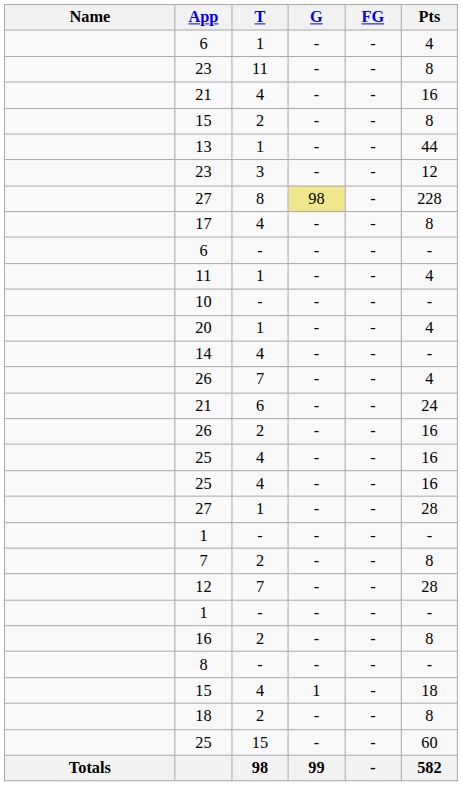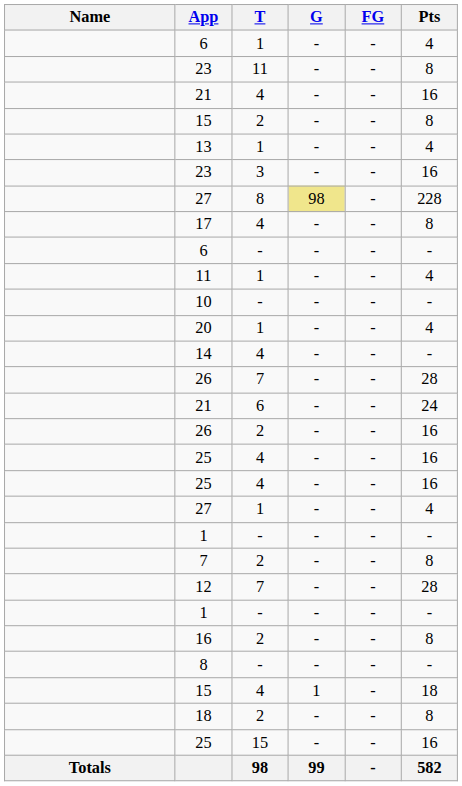(429, 146) 44 -> (429, 146) 4
(429, 172) 12 -> (429, 172) 16
(429, 379) 4 -> (429, 379) 28
(429, 509) 28 -> (429, 509) 4
(429, 742) 60 -> (429, 742) 16
